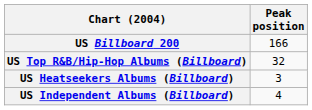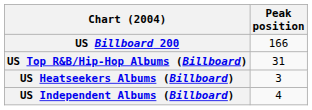(278, 61) 32 -> (278, 61) 31
